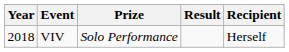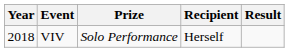columns swapped: (254, 15) <-> (202, 15)
